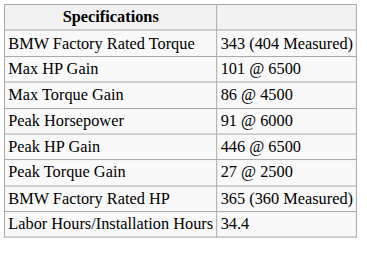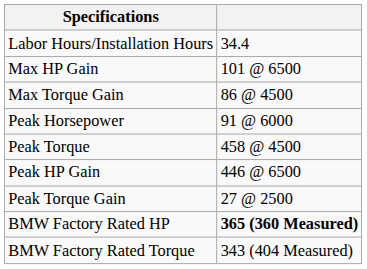rows swapped: (111, 224) <-> (101, 43)
+ row: (49, 146)
(287, 198) normal -> (289, 224) bold
